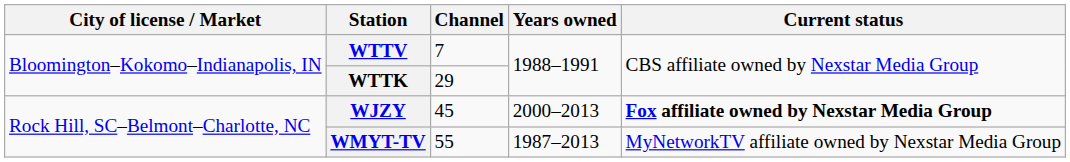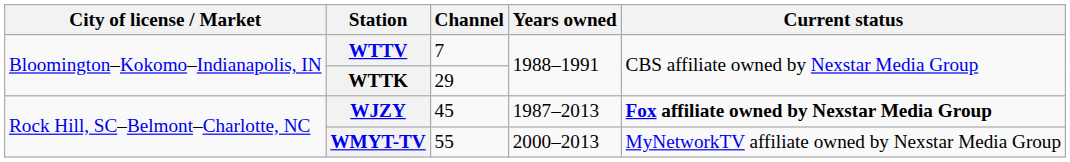(556, 111) 2000–2013 -> (556, 111) 1987–2013
(556, 141) 1987–2013 -> (556, 141) 2000–2013
